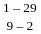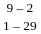rows swapped: (20, 7) <-> (20, 26)
